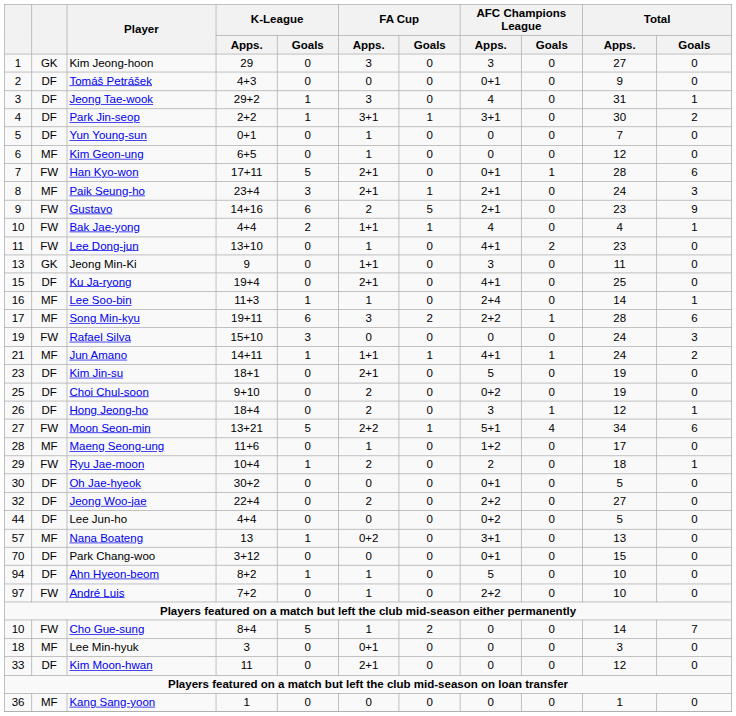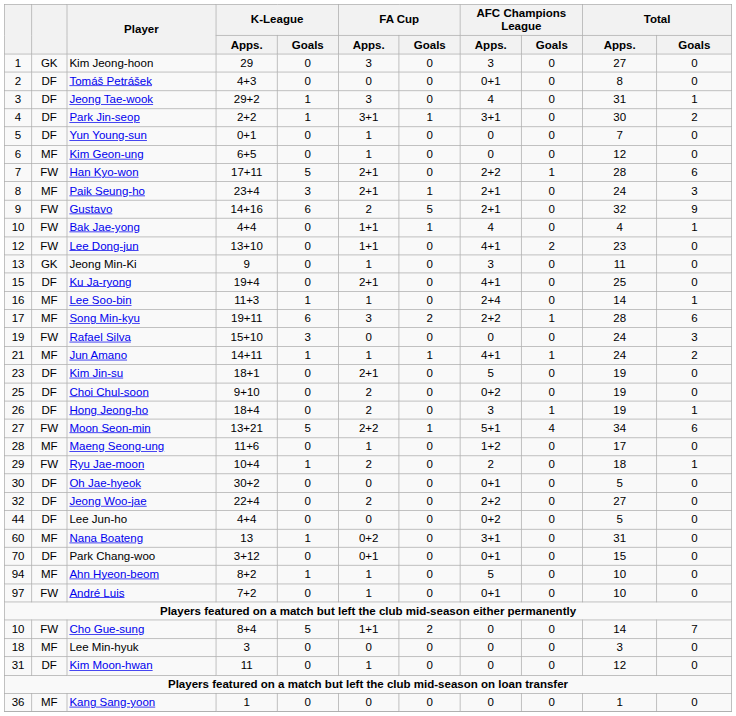(620, 81) 9 -> (620, 81) 8
(491, 172) 0+1 -> (491, 172) 2+2
(620, 209) 23 -> (620, 209) 32
(308, 227) 2 -> (308, 227) 0
(18, 245) 11 -> (18, 245) 12
(369, 245) 1 -> (369, 245) 1+1
(369, 264) 1+1 -> (369, 264) 1
(369, 355) 1+1 -> (369, 355) 1
(620, 410) 12 -> (620, 410) 19
(18, 538) 57 -> (18, 538) 60
(620, 538) 13 -> (620, 538) 31
(369, 556) 0 -> (369, 556) 0+1
(49, 574) DF -> (49, 574) MF
(491, 592) 2+2 -> (491, 592) 0+1
(369, 629) 1 -> (369, 629) 1+1
(369, 647) 0+1 -> (369, 647) 0
(18, 666) 33 -> (18, 666) 31
(369, 666) 2+1 -> (369, 666) 1
